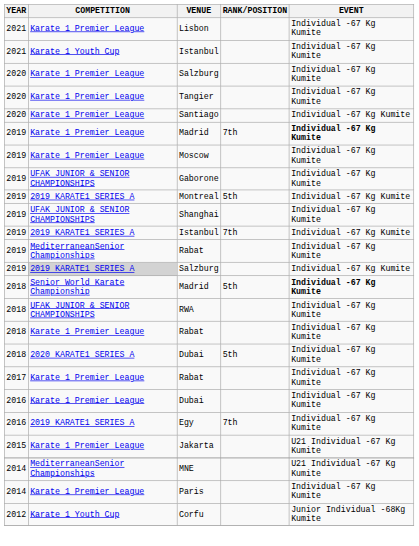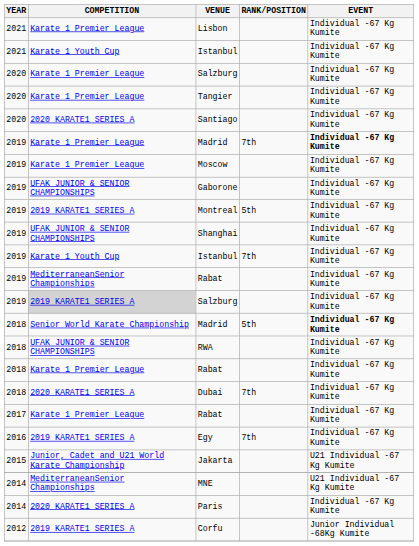(87, 116) Karate 1 Premier League -> (82, 120) 2020 KARATE1 SERIES A
(82, 233) 2019 KARATE1 SERIES A -> (75, 257) Karate 1 Youth Cup
(230, 356) 5th -> (249, 393) 7th
- row: (16, 401)
(87, 447) Karate 1 Premier League -> (97, 461) Junior, Cadet and U21 World Karate Championship
(87, 492) Karate 1 Premier League -> (82, 507) 2020 KARATE1 SERIES A
(75, 515) Karate 1 Youth Cup -> (82, 530) 2019 KARATE1 SERIES A
